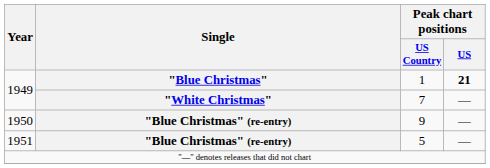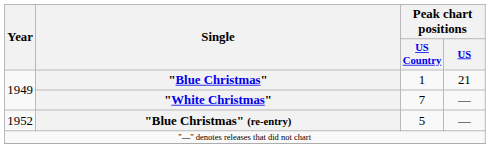(464, 80) bold -> (464, 80) normal
- row: (422, 120)
(20, 140) 1951 -> (20, 120) 1952
